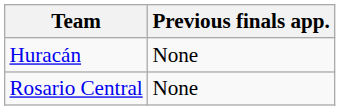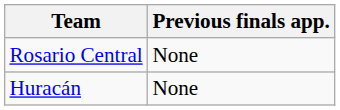rows swapped: (76, 88) <-> (45, 54)
